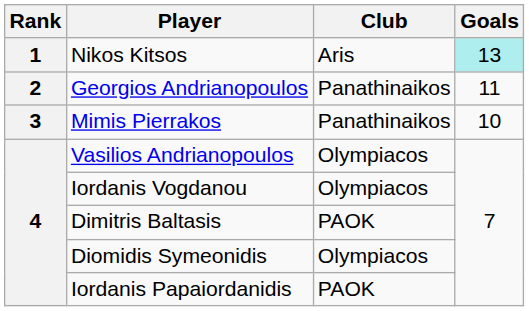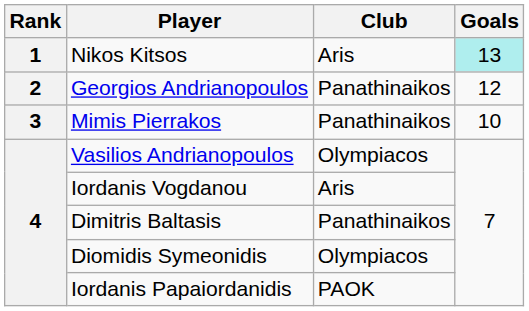(490, 88) 11 -> (490, 88) 12
(373, 188) Olympiacos -> (336, 188) Aris
(346, 222) PAOK -> (384, 222) Panathinaikos
